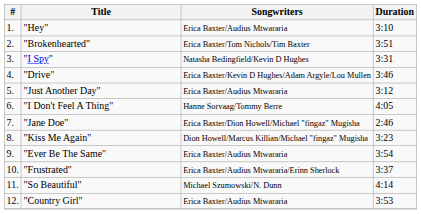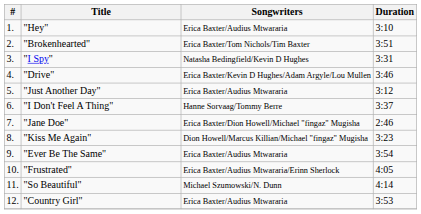(384, 106) 4:05 -> (384, 106) 3:37
(384, 169) 3:37 -> (384, 169) 4:05
